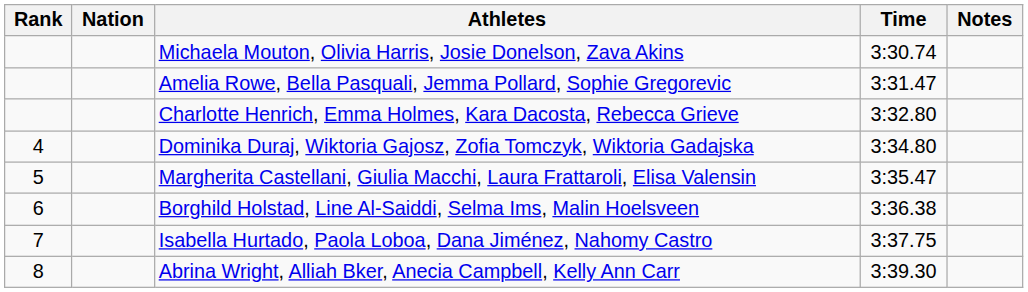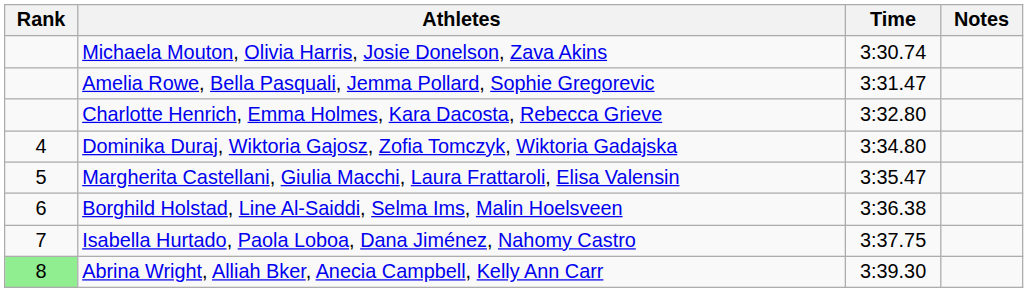- column: (113, 20)
(38, 271) no background -> (41, 271) lightgreen background
